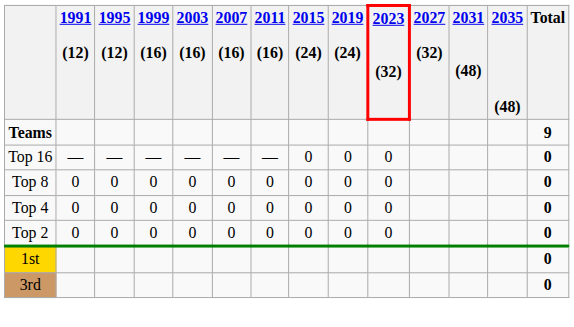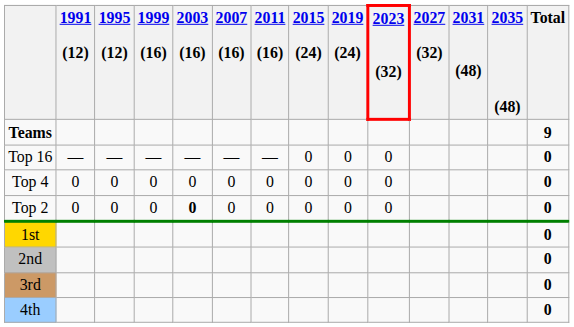- row: (30, 182)
(192, 232) normal -> (192, 207) bold
+ row: (30, 259)
+ row: (30, 310)
